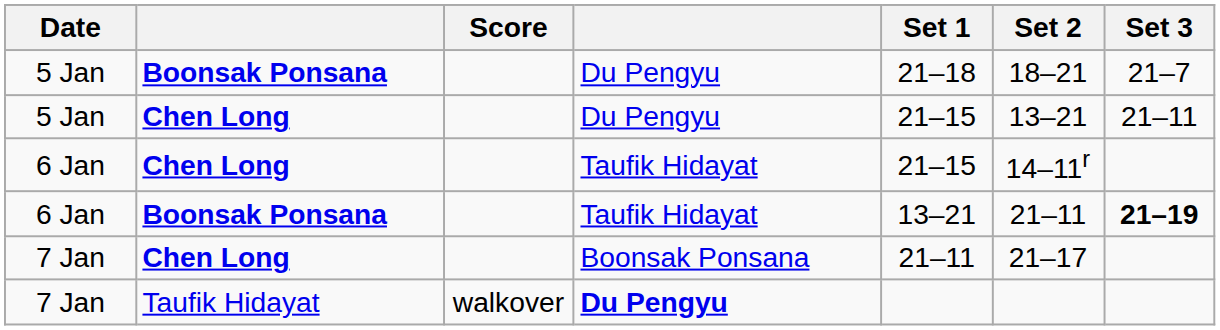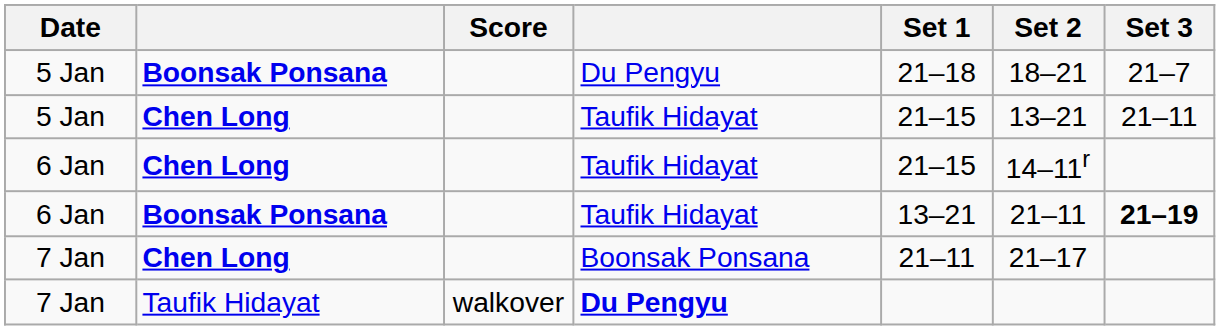(650, 117) Du Pengyu -> (669, 117) Taufik Hidayat
